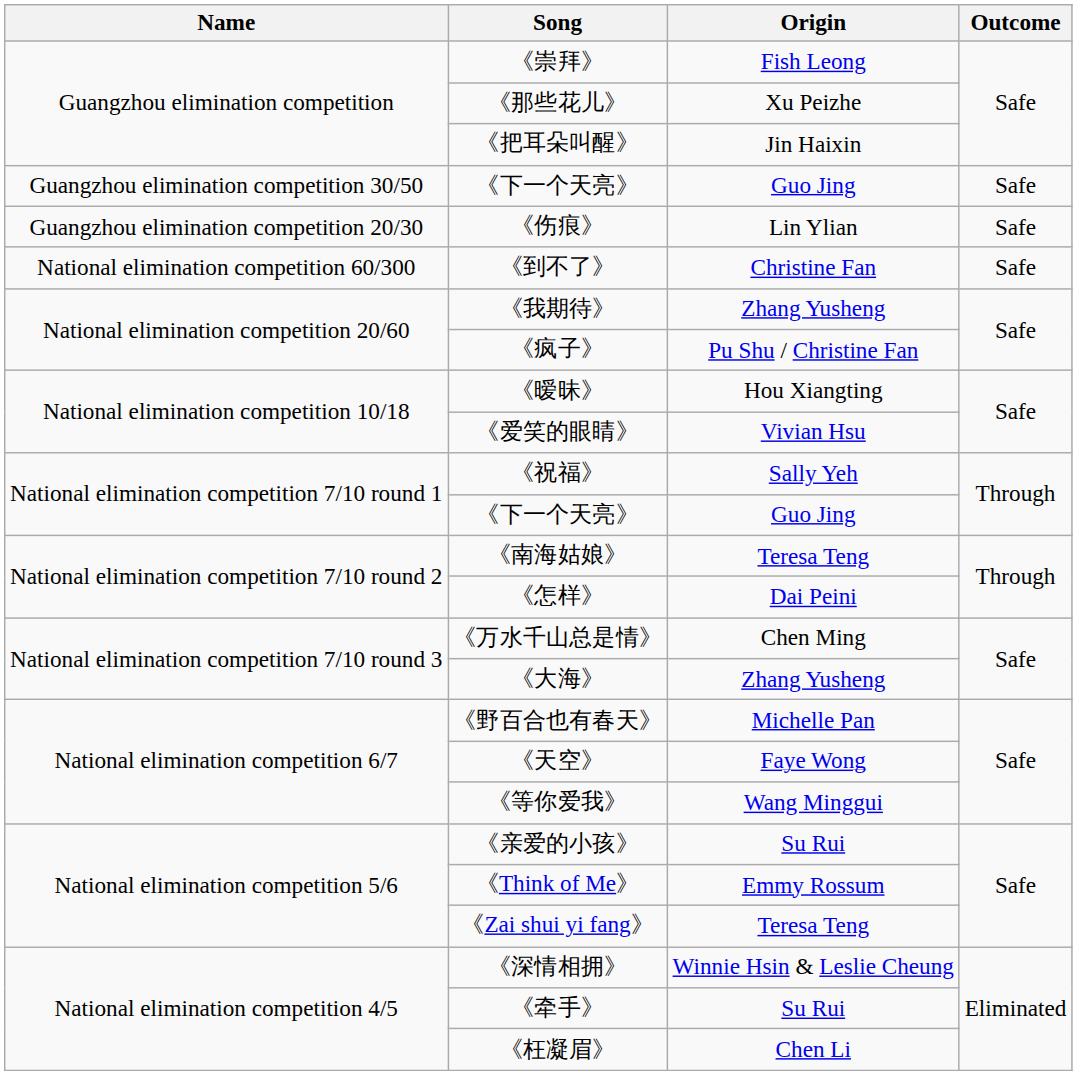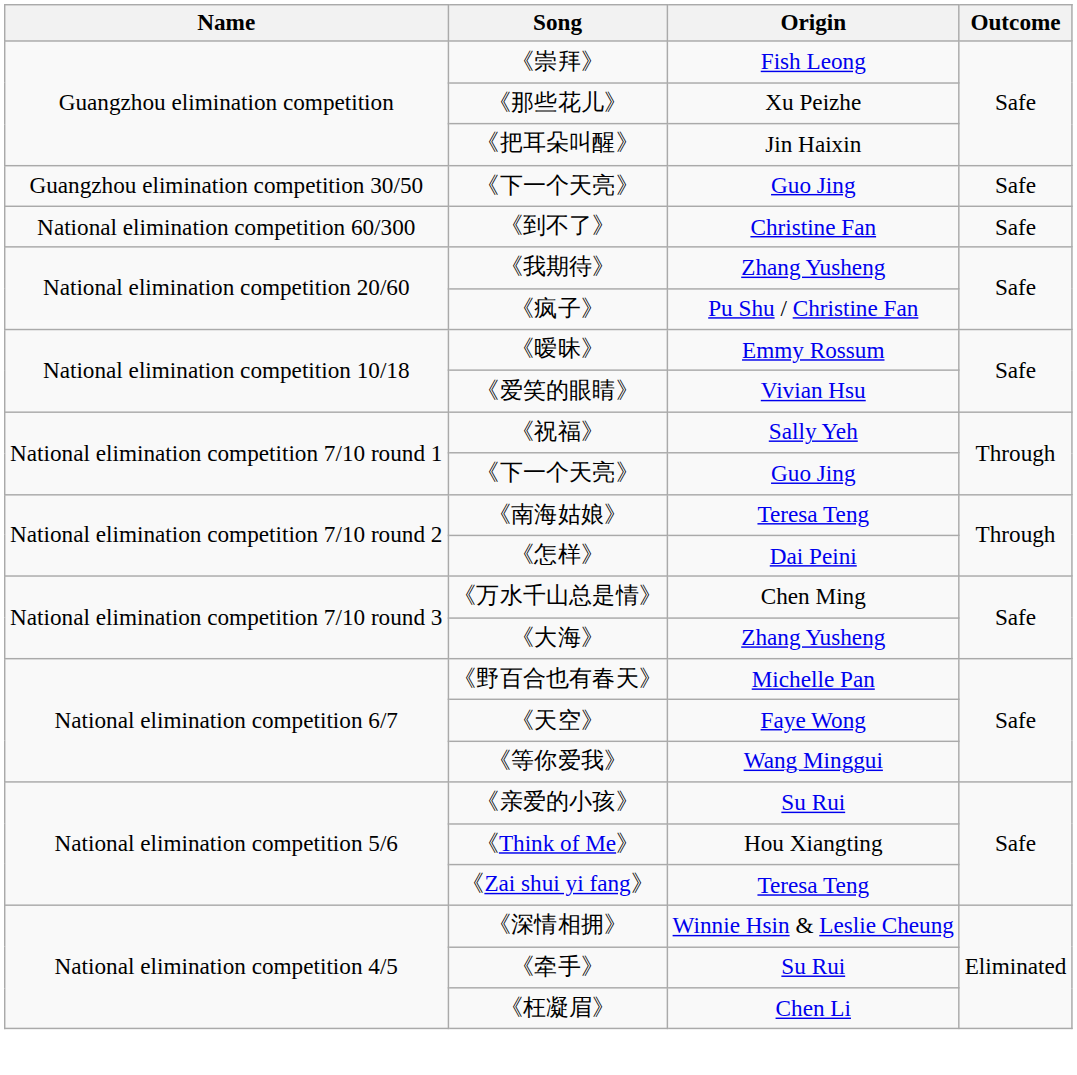- row: (226, 226)
(813, 391) Hou Xiangting -> (813, 349) Emmy Rossum
(813, 884) Emmy Rossum -> (813, 843) Hou Xiangting
